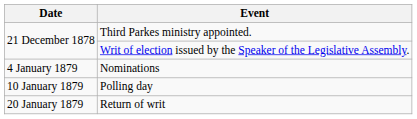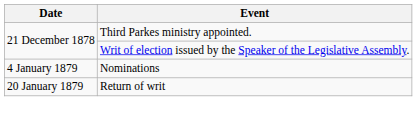- row: (126, 86)
